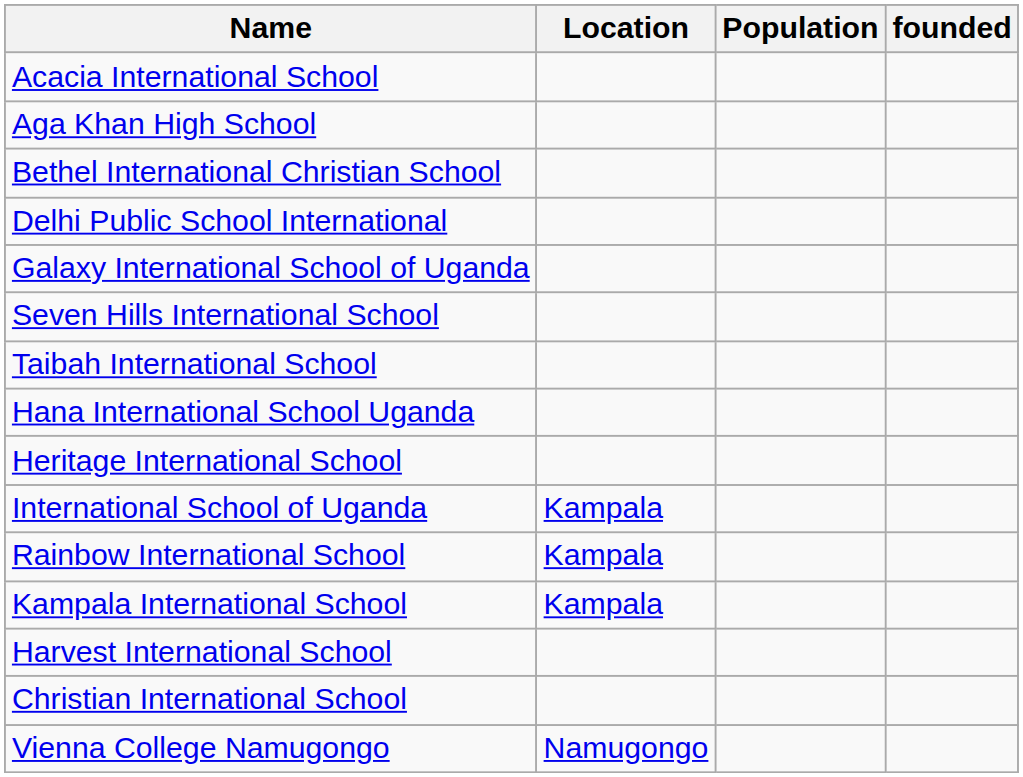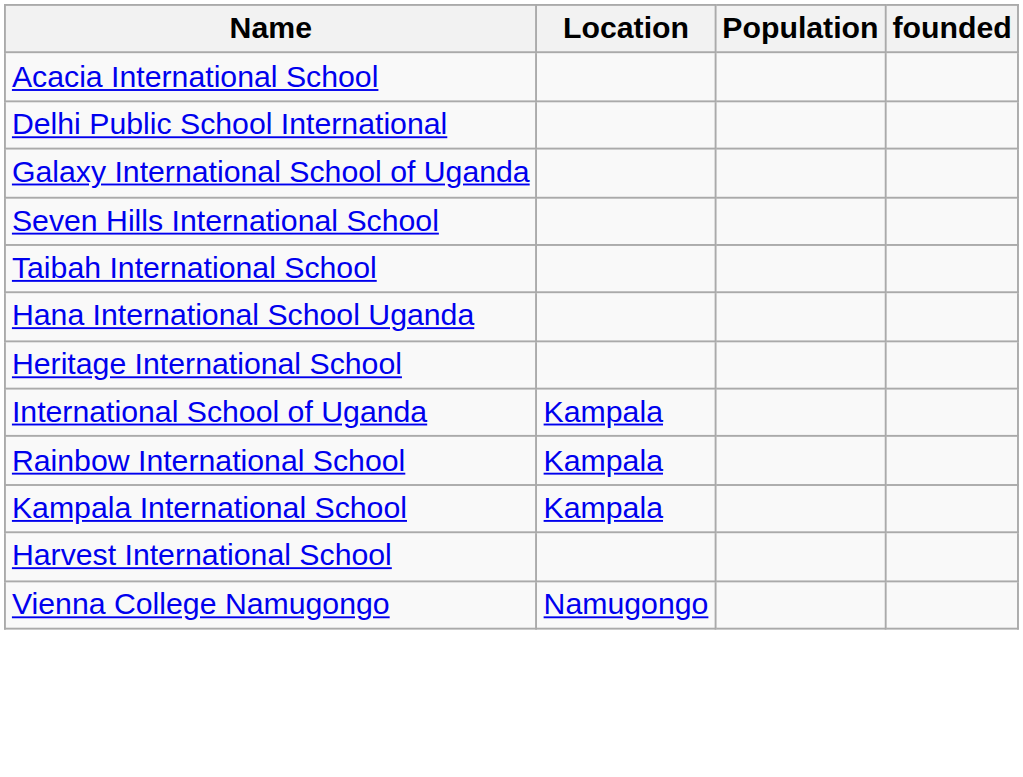- row: (164, 124)
- row: (257, 172)
- row: (209, 699)
